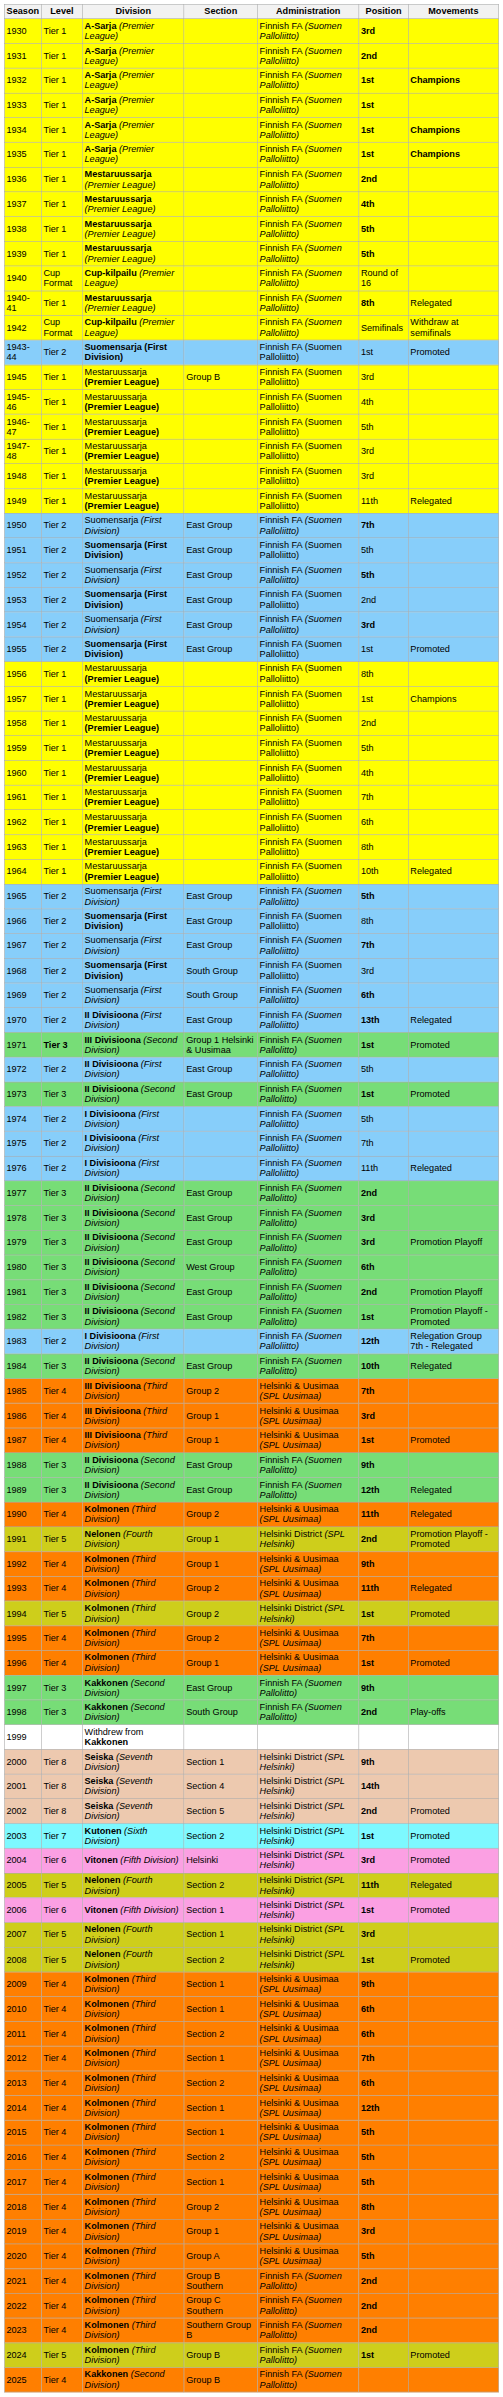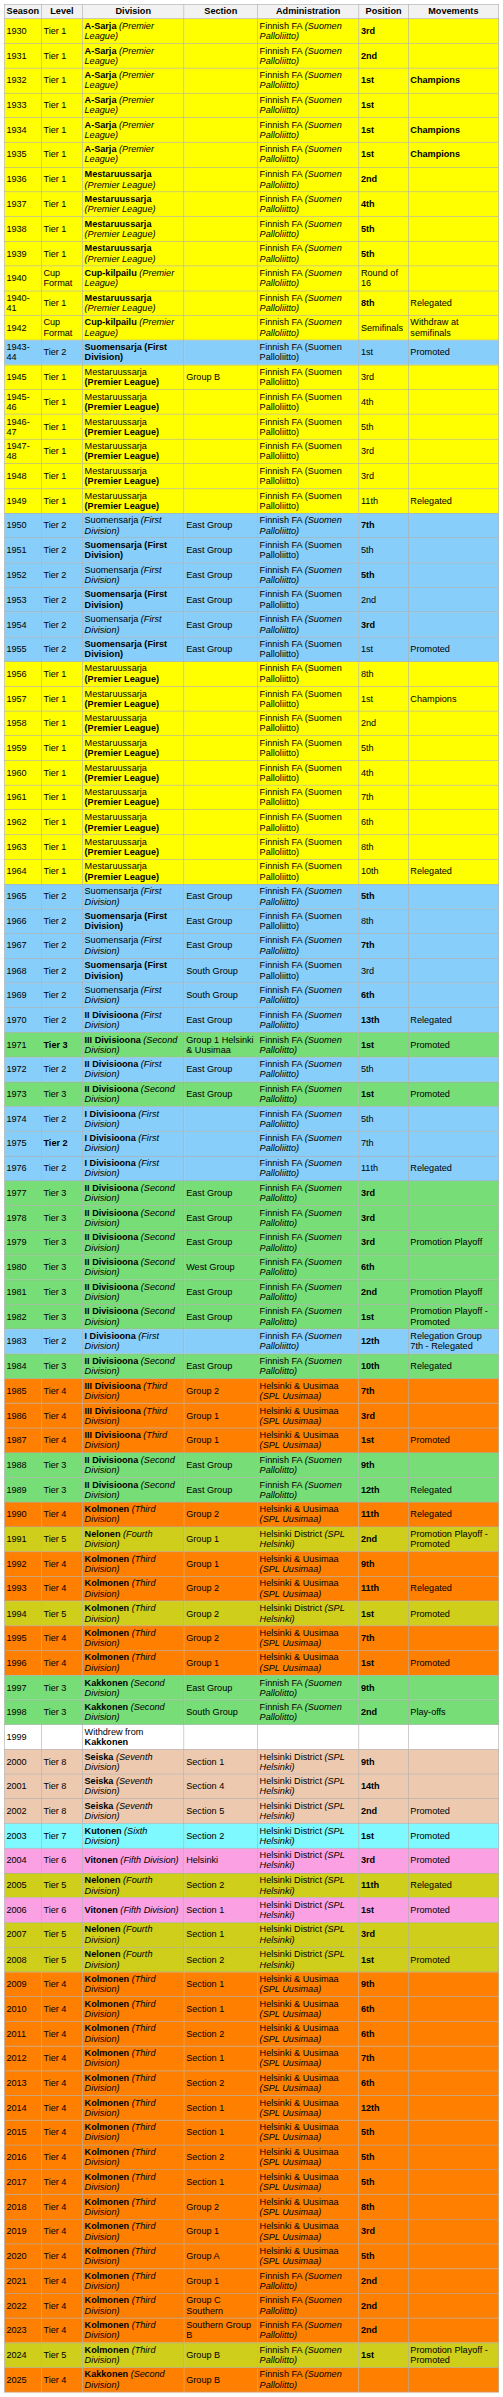(55, 1143) normal -> (56, 1143) bold
(369, 1193) 2nd -> (368, 1193) 3rd
(205, 2281) Group B Southern -> (203, 2281) Group 1
(430, 2355) Promoted -> (449, 2355) Promotion Playoff - Promoted
